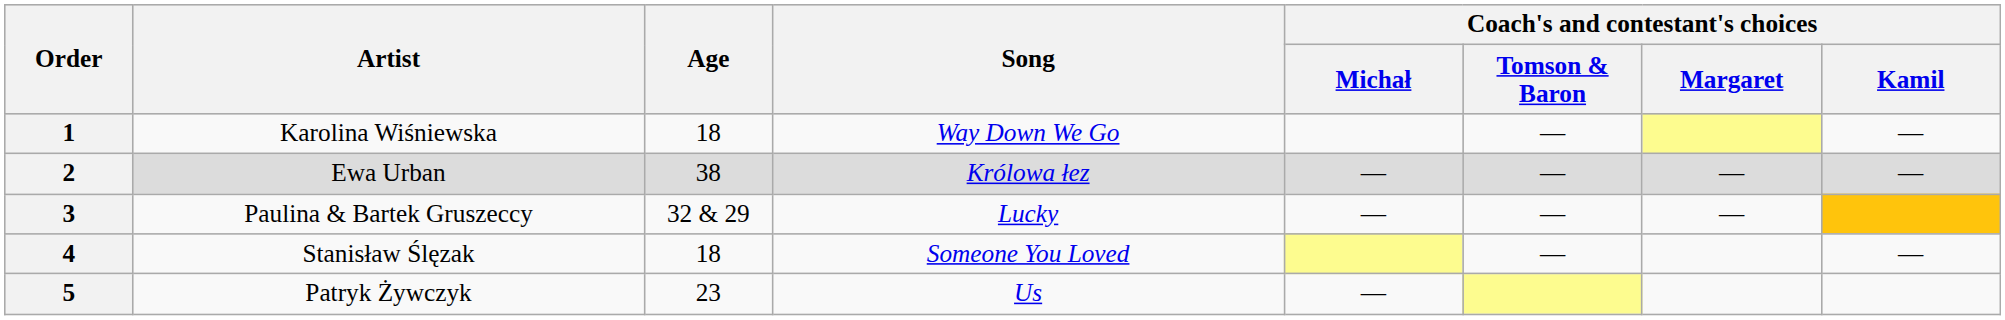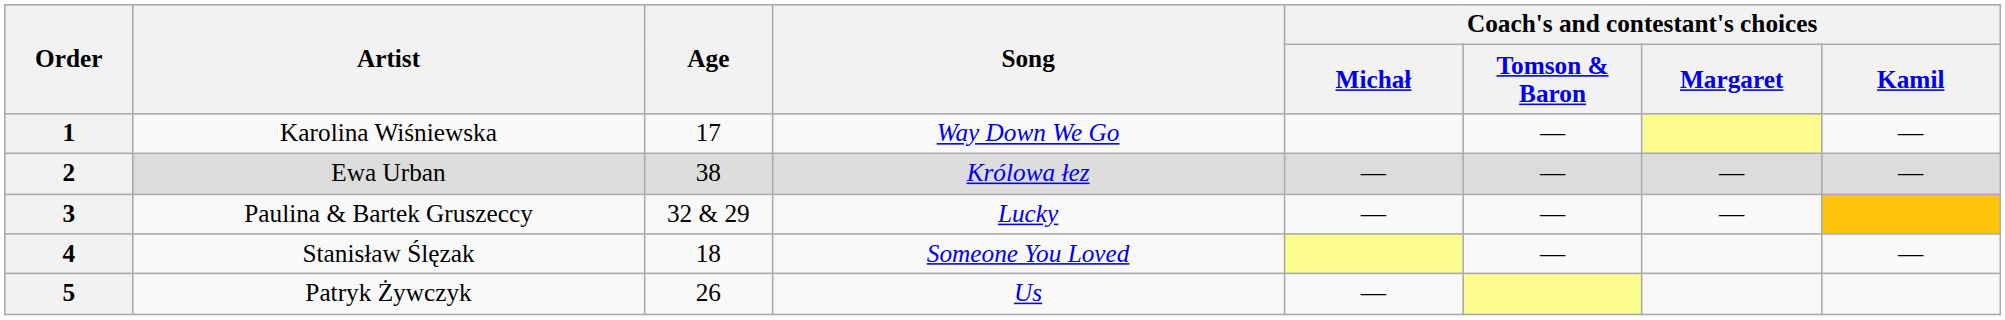(708, 133) 18 -> (708, 133) 17
(708, 293) 23 -> (708, 293) 26
